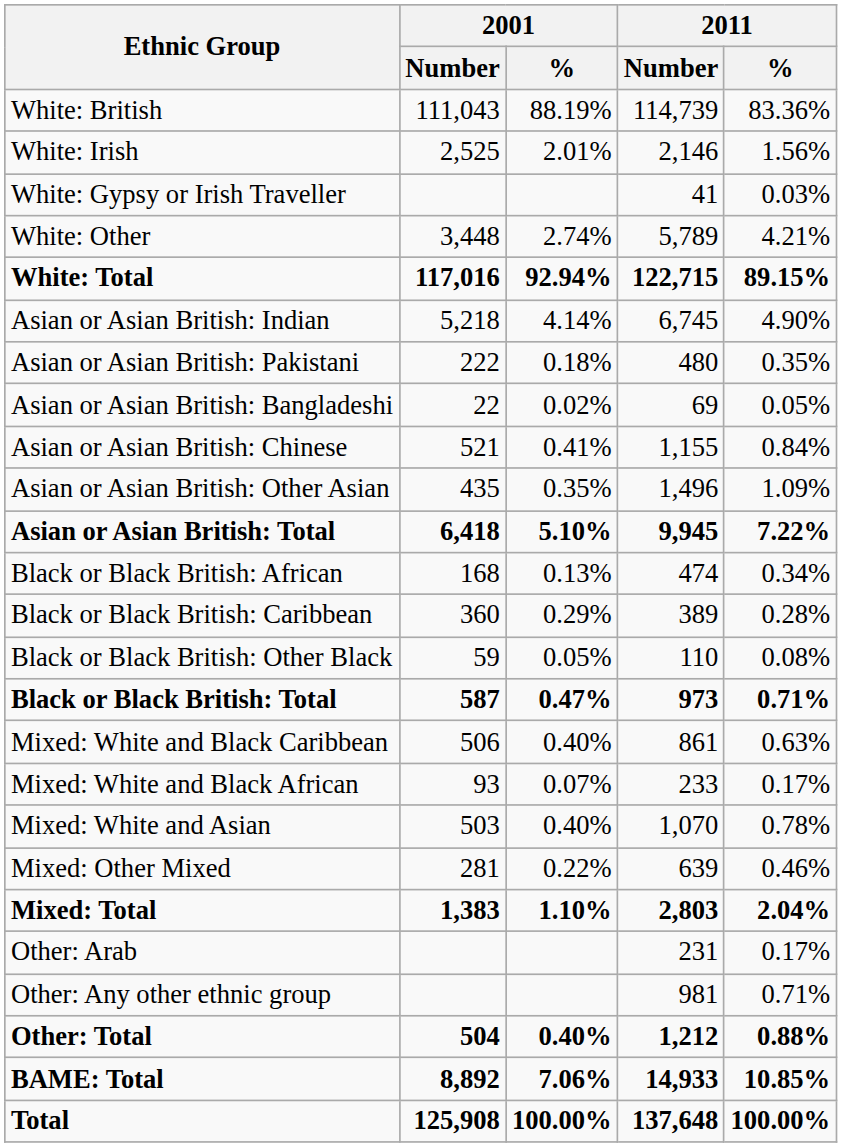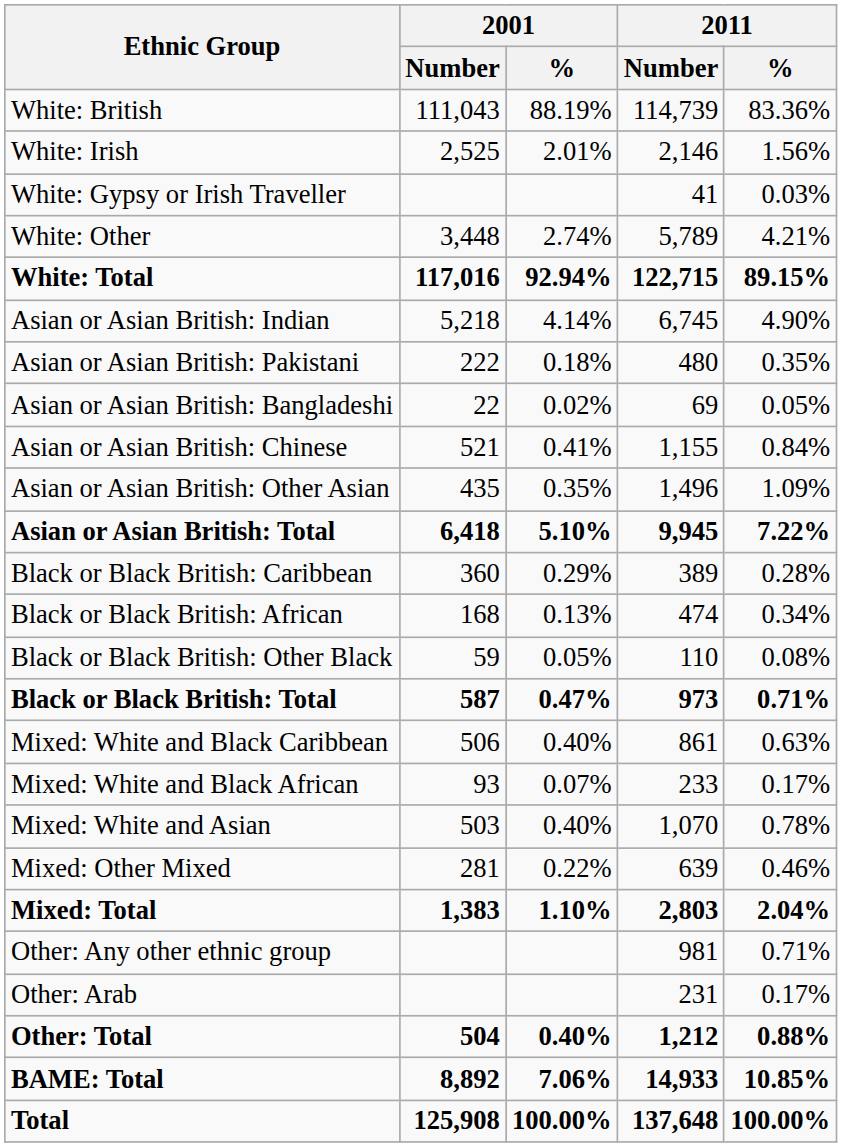rows swapped: (192, 615) <-> (177, 573)
rows swapped: (74, 952) <-> (171, 994)
